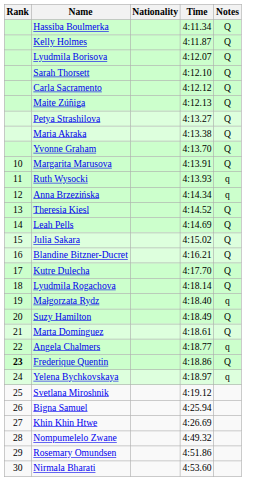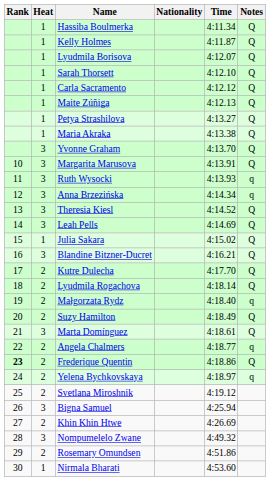+ column: (43, 12)
